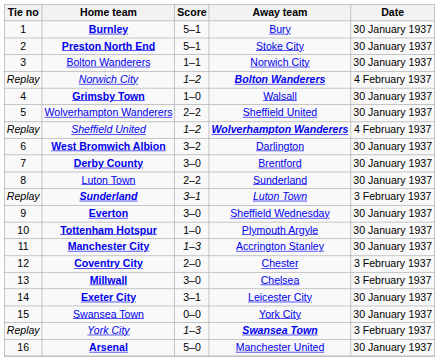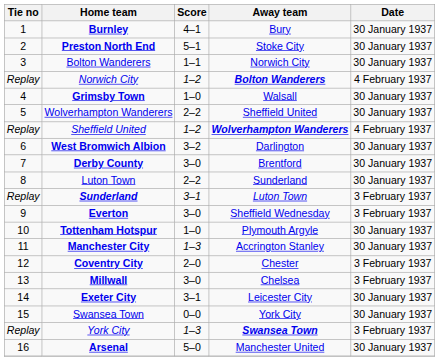(192, 29) 5–1 -> (192, 29) 4–1
(393, 213) 30 January 1937 -> (393, 213) 3 February 1937
